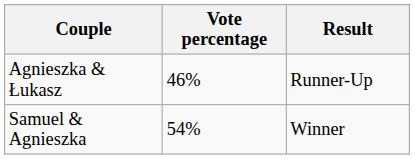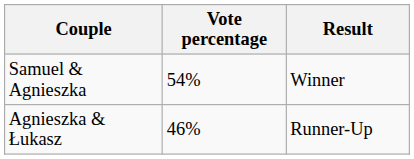rows swapped: (57, 79) <-> (48, 129)
